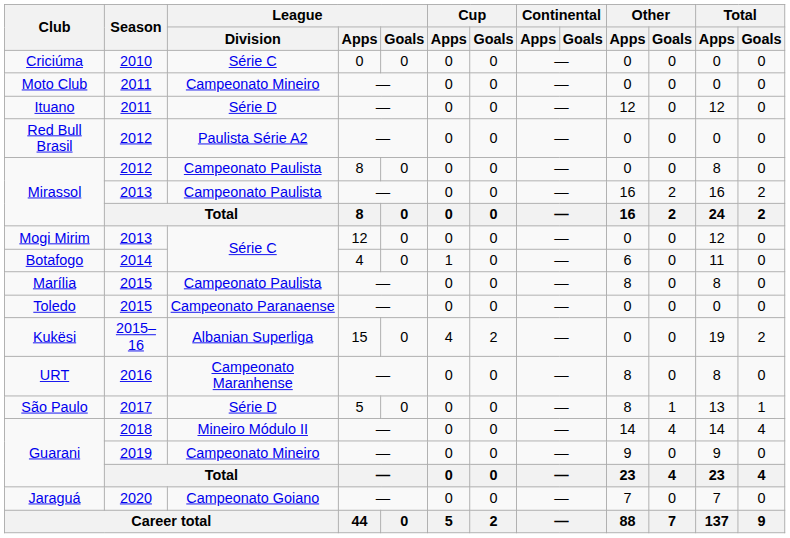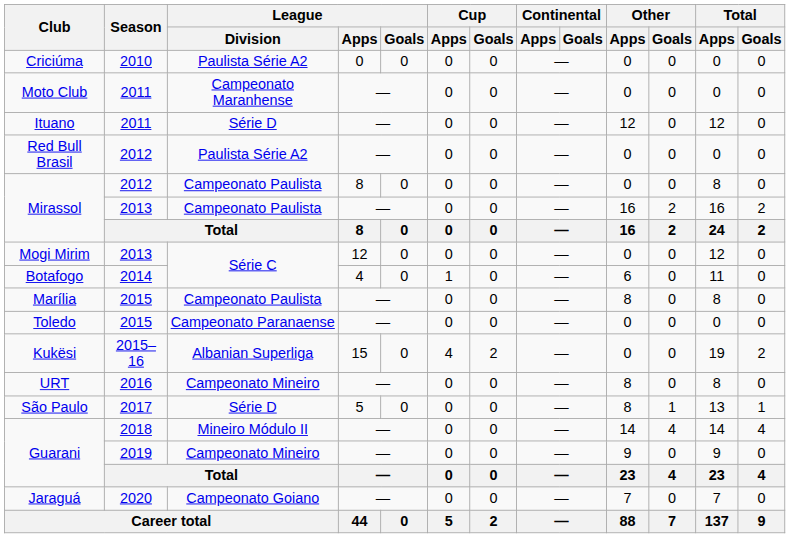(253, 61) Série C -> (253, 61) Paulista Série A2
(253, 84) Campeonato Mineiro -> (253, 92) Campeonato Maranhense
(253, 376) Campeonato Maranhense -> (253, 384) Campeonato Mineiro
